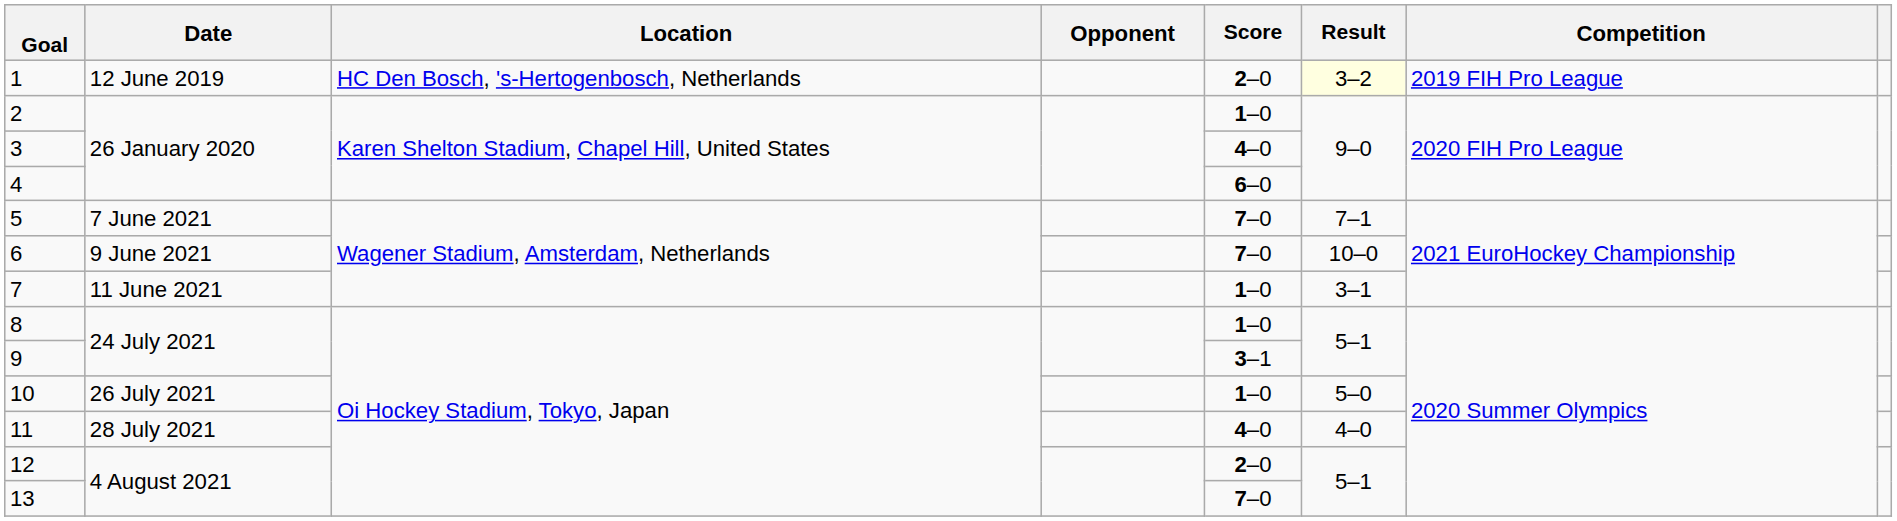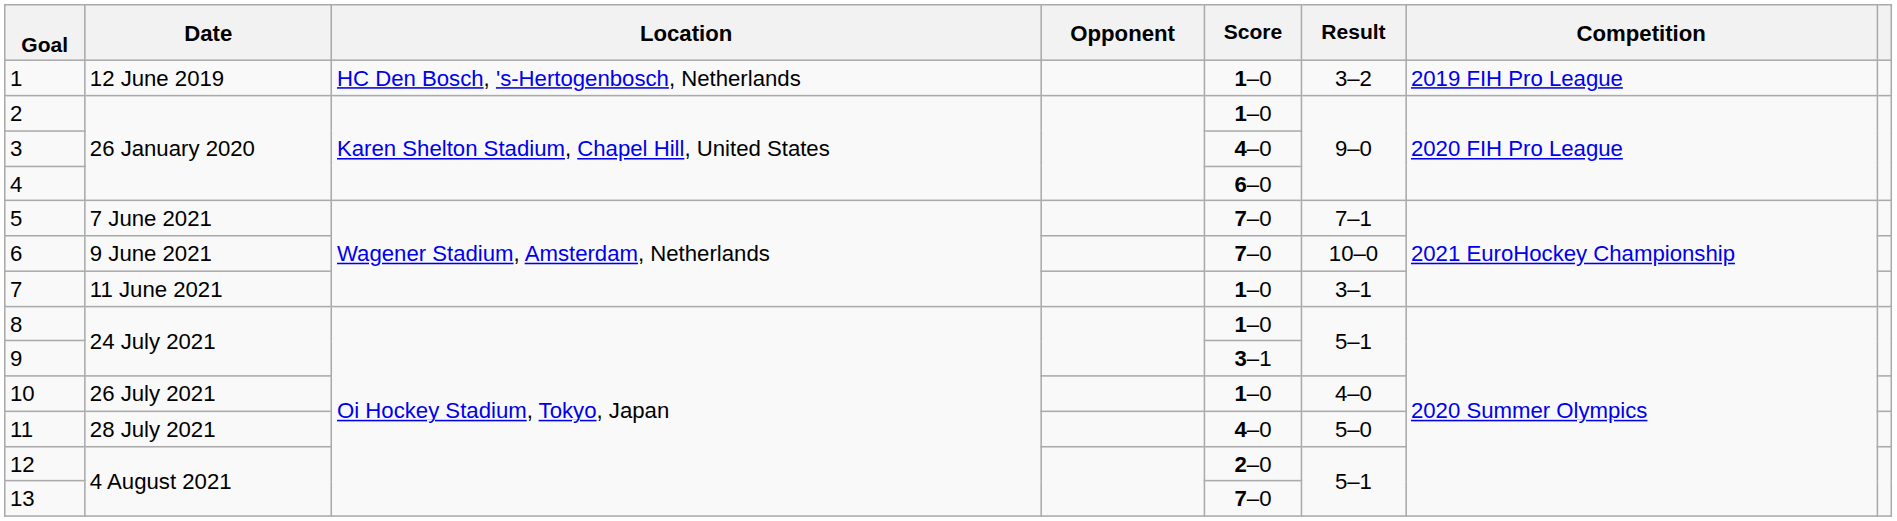(1253, 79) 2–0 -> (1253, 79) 1–0
(1353, 79) lightyellow background -> (1353, 79) no background
(1353, 394) 5–0 -> (1353, 394) 4–0
(1353, 429) 4–0 -> (1353, 429) 5–0
